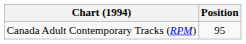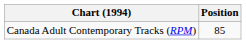(220, 30) 95 -> (220, 30) 85
